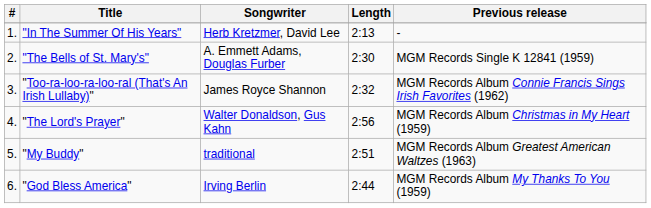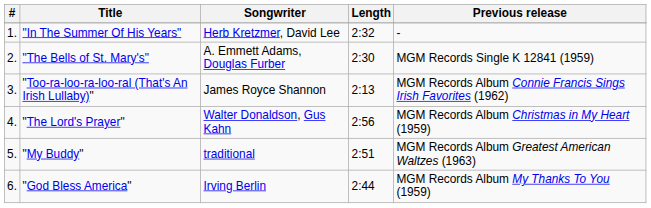(363, 32) 2:13 -> (363, 32) 2:32
(363, 90) 2:32 -> (363, 90) 2:13
